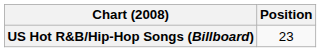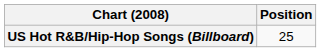(286, 36) 23 -> (286, 36) 25
